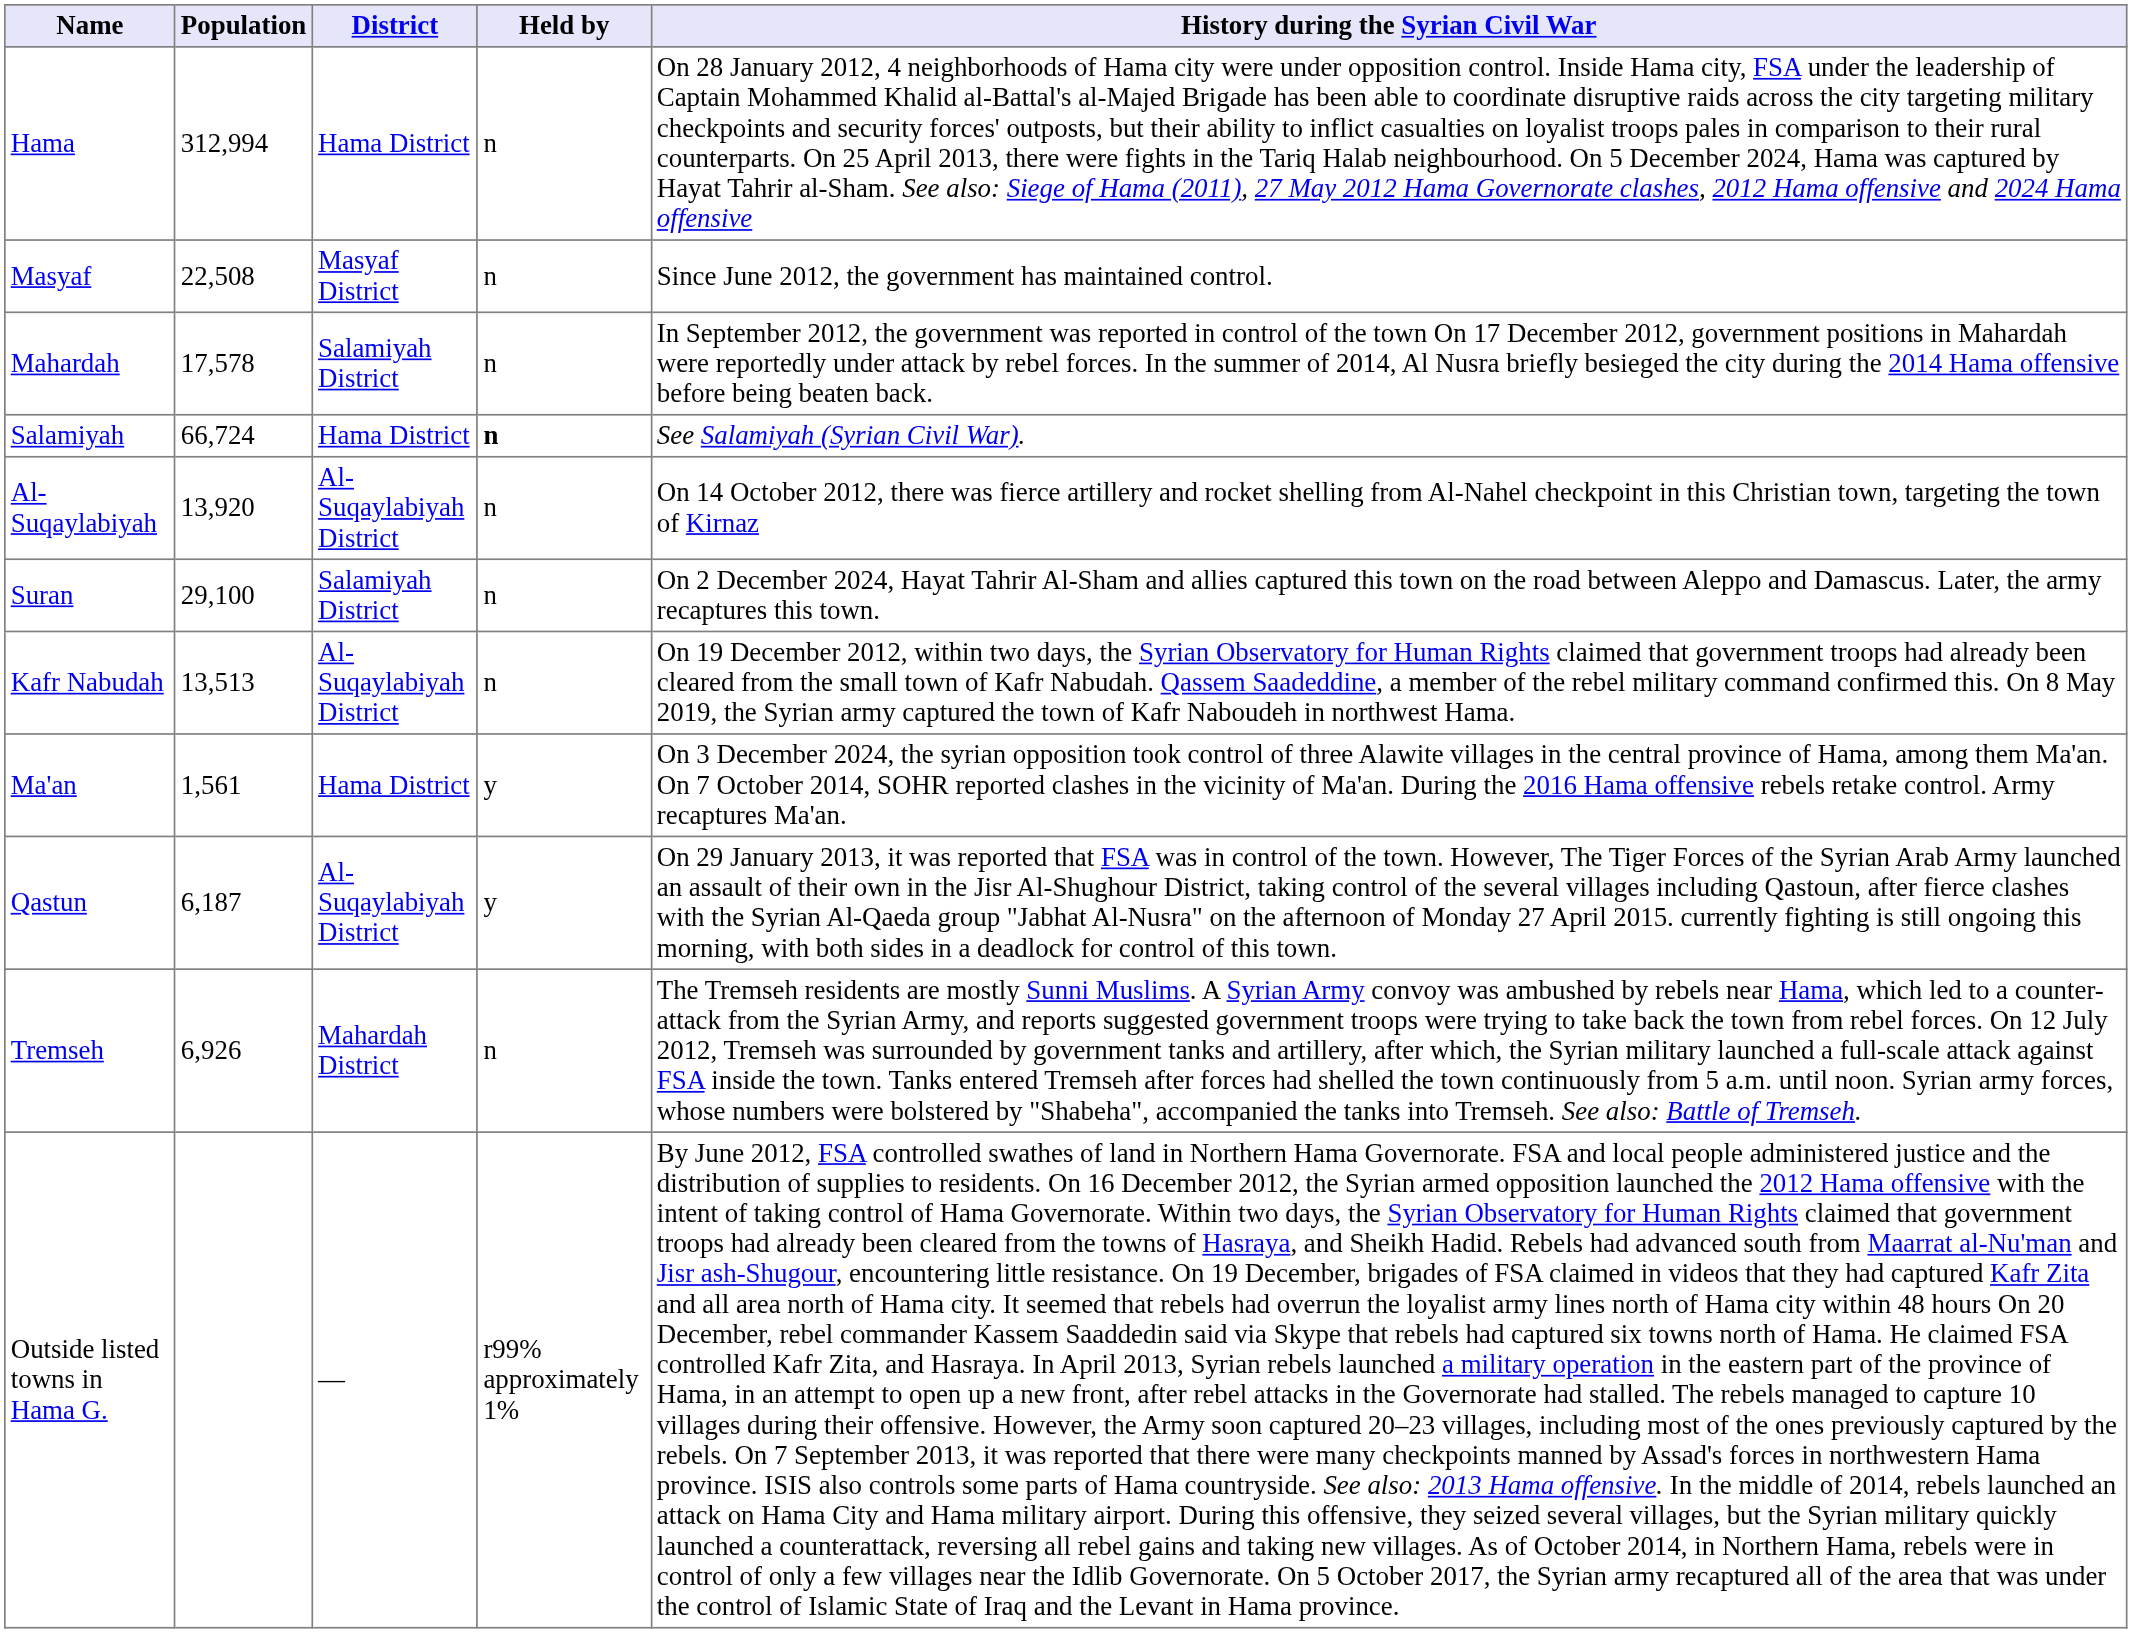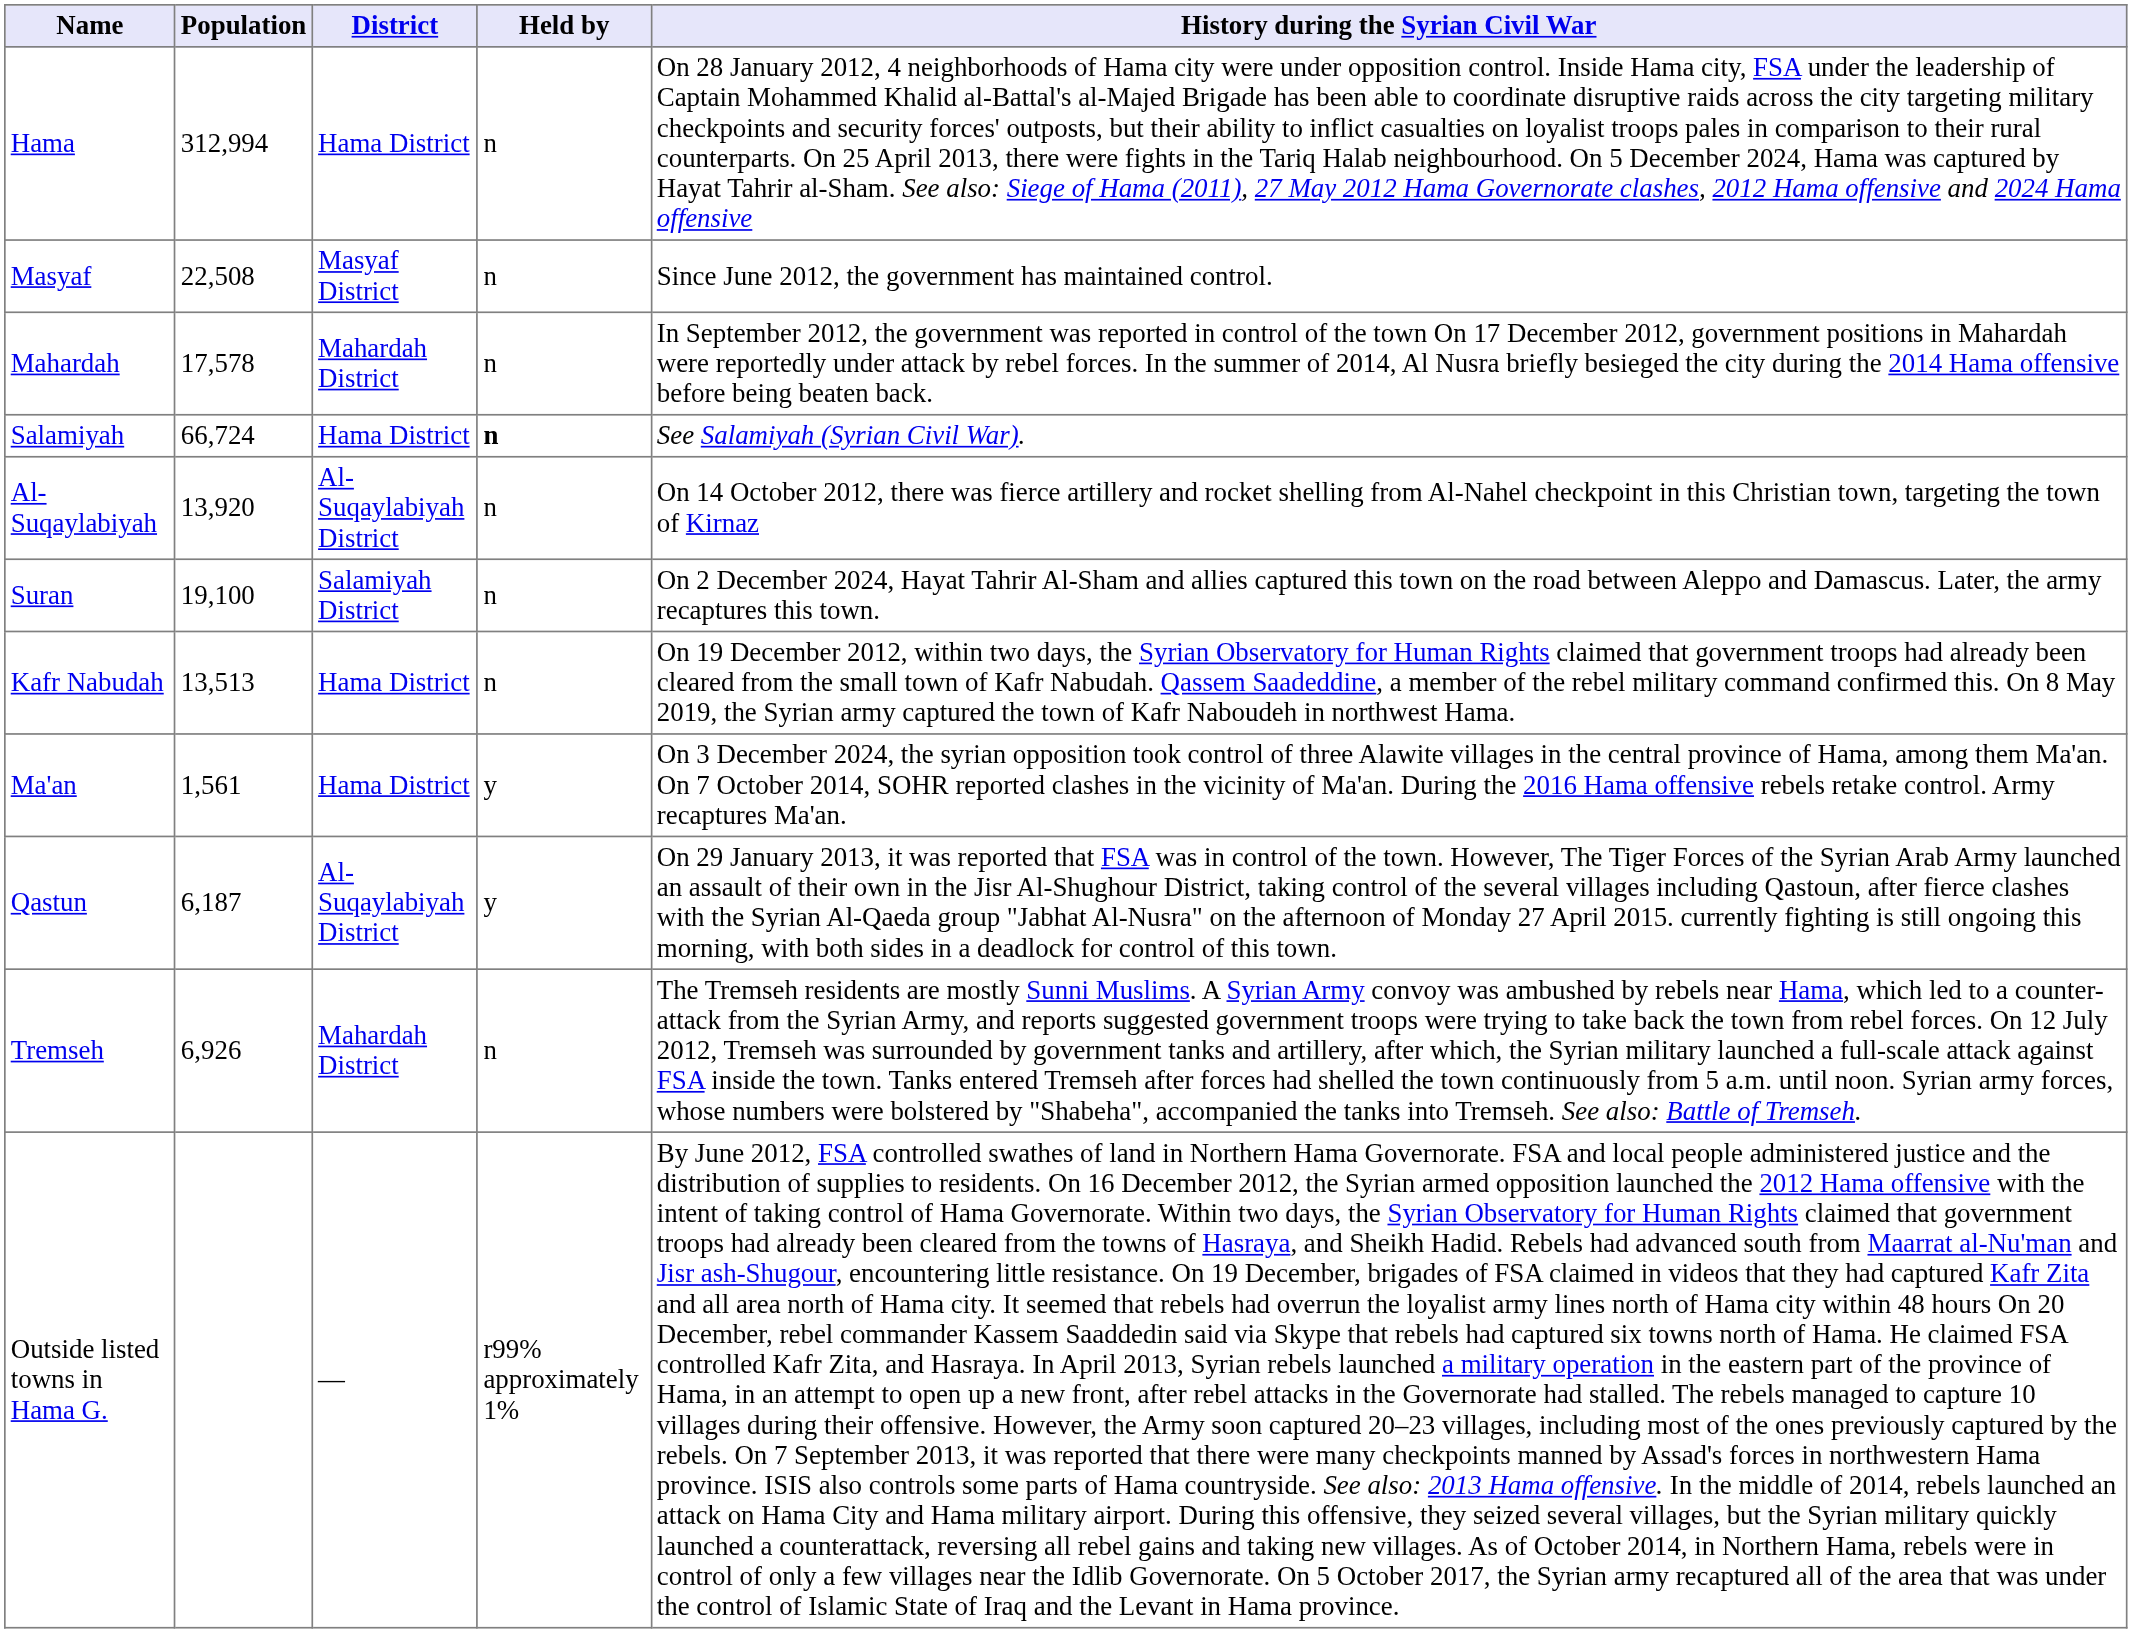(375, 363) Salamiyah District -> (373, 363) Mahardah District
(218, 595) 29,100 -> (218, 595) 19,100
(391, 682) Al-Suqaylabiyah District -> (394, 682) Hama District
